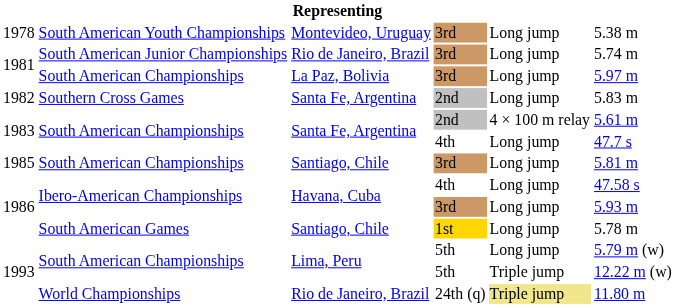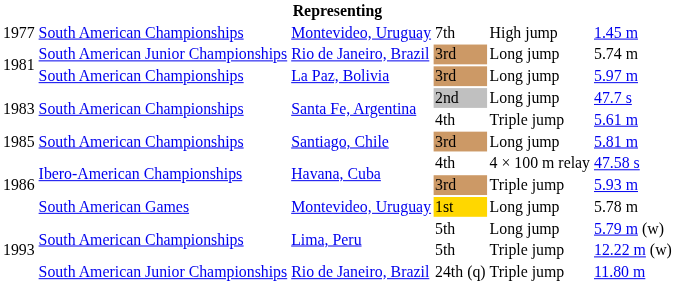+ row: (19, 32)
- row: (19, 32)
- row: (19, 98)
(540, 119) 4 × 100 m relay -> (525, 98) Long jump
(616, 119) 5.61 m -> (613, 98) 47.7 s
(525, 141) Long jump -> (527, 119) Triple jump
(613, 141) 47.7 s -> (616, 119) 5.61 m
(525, 185) Long jump -> (540, 163) 4 × 100 m relay
(525, 206) Long jump -> (527, 185) Triple jump
(340, 228) Santiago, Chile -> (361, 206) Montevideo, Uruguay
(109, 294) World Championships -> (163, 272) South American Junior Championships
(527, 294) khaki background -> (527, 272) no background
